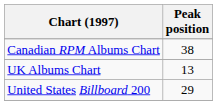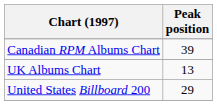(187, 49) 38 -> (187, 49) 39
